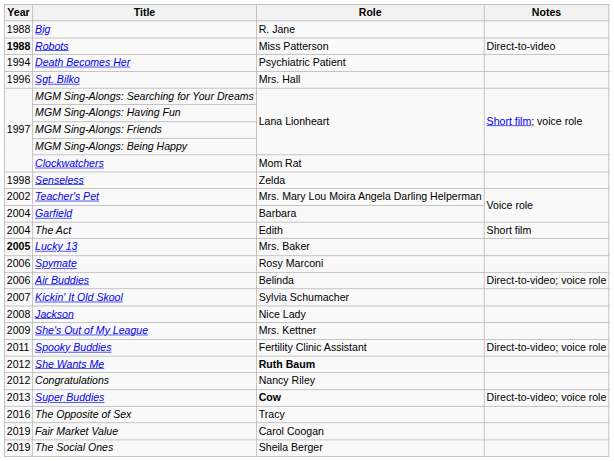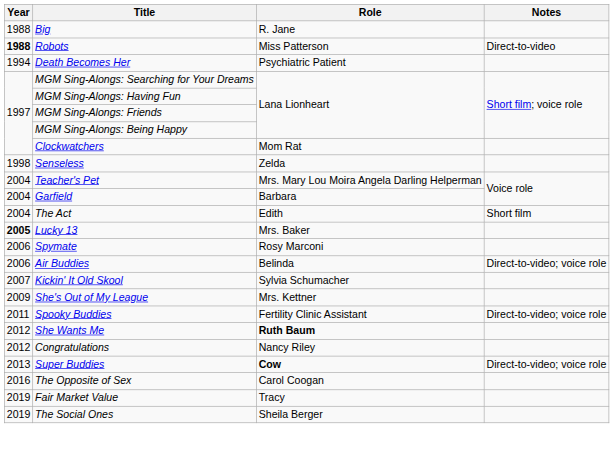- row: (57, 79)
(19, 197) 2002 -> (19, 180) 2004
- row: (54, 314)
(272, 414) Tracy -> (291, 381) Carol Coogan
(291, 431) Carol Coogan -> (272, 398) Tracy
